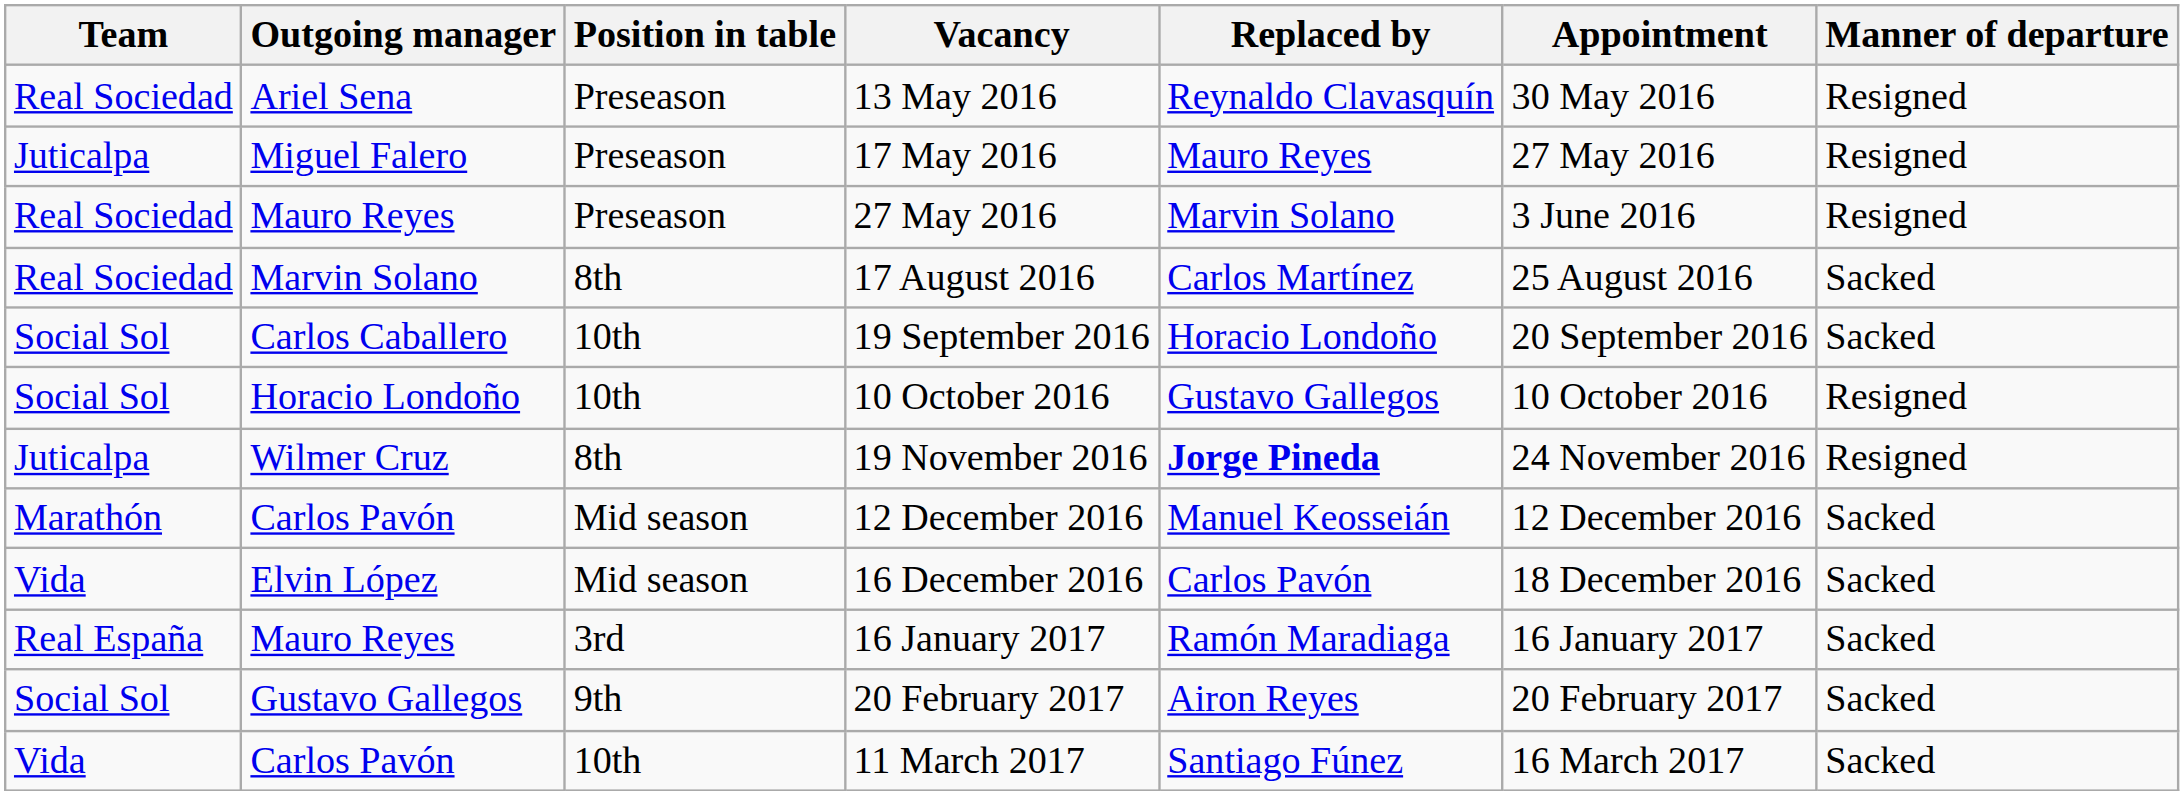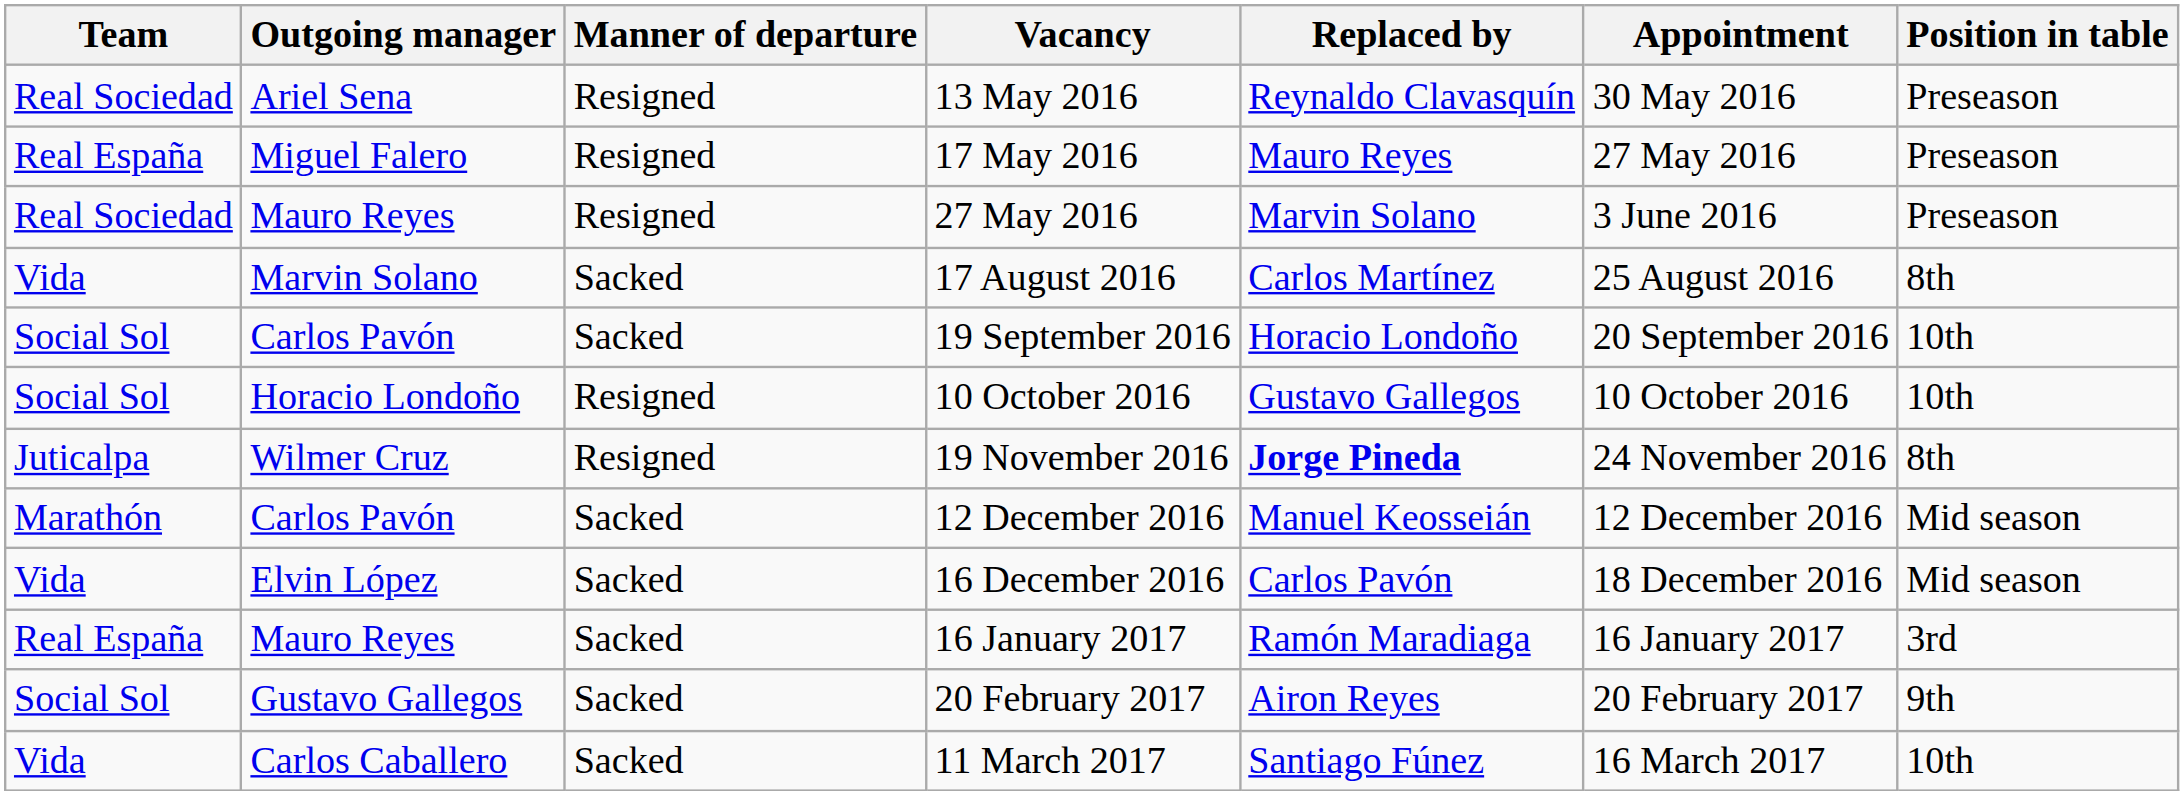columns swapped: (1997, 34) <-> (705, 34)
(82, 155) Juticalpa -> (109, 155) Real España
(123, 276) Real Sociedad -> (50, 276) Vida
(379, 336) Carlos Caballero -> (352, 336) Carlos Pavón
(352, 759) Carlos Pavón -> (379, 759) Carlos Caballero
